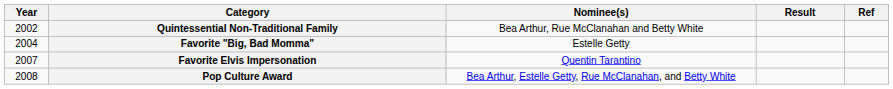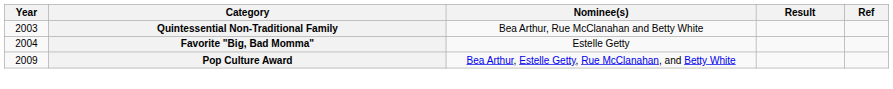(26, 29) 2002 -> (26, 29) 2003
- row: (247, 60)
(26, 76) 2008 -> (26, 60) 2009
